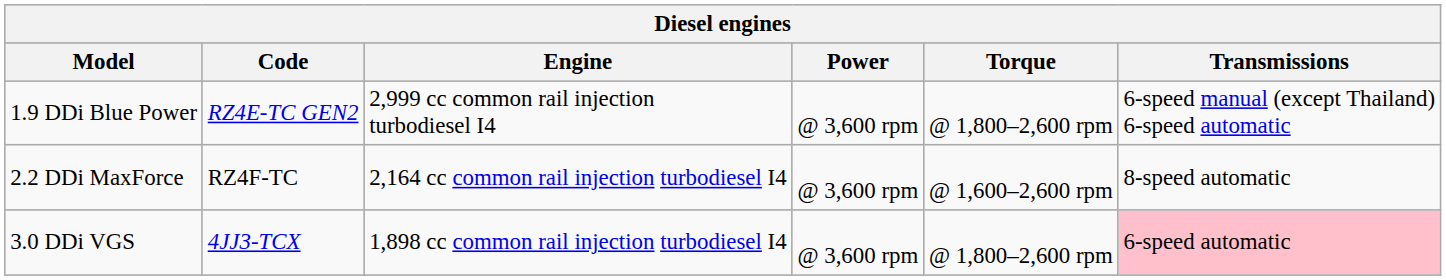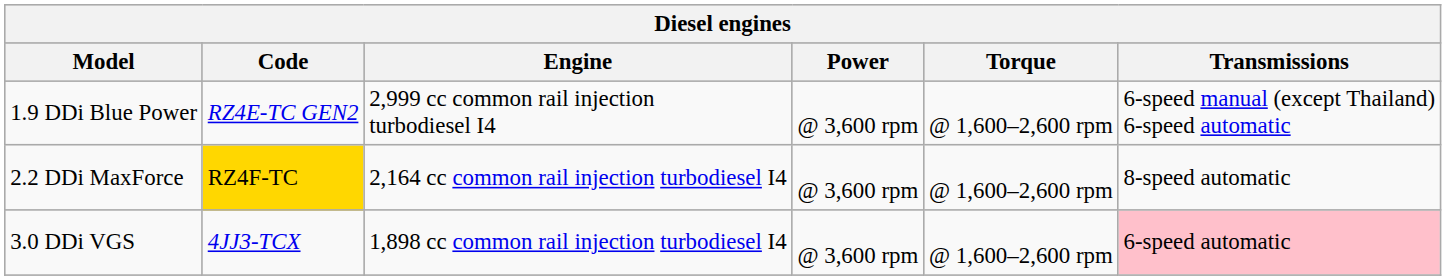(1021, 126) @ 1,800–2,600 rpm -> (1021, 126) @ 1,600–2,600 rpm
(253, 177) no background -> (253, 177) gold background
(1021, 255) @ 1,800–2,600 rpm -> (1021, 255) @ 1,600–2,600 rpm
